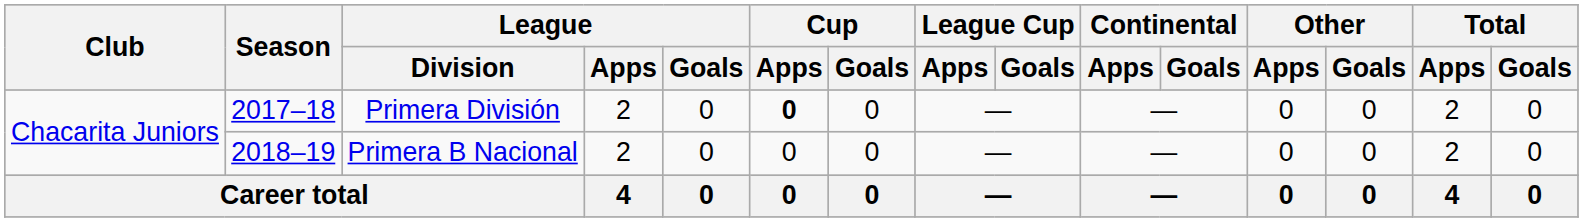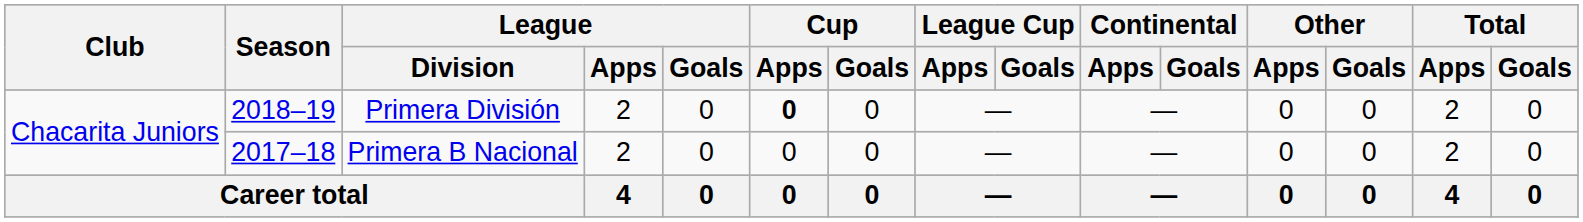(283, 110) 2017–18 -> (283, 110) 2018–19
(283, 152) 2018–19 -> (283, 152) 2017–18
